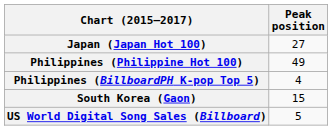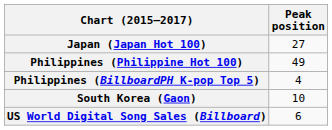(298, 98) 15 -> (298, 98) 10
(298, 116) 5 -> (298, 116) 6
